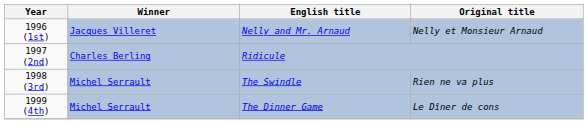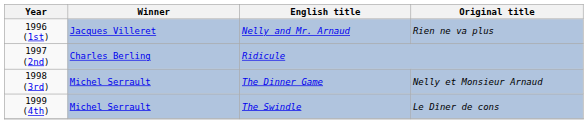(478, 31) Nelly et Monsieur Arnaud -> (453, 31) Rien ne va plus
(272, 81) The Swindle -> (283, 81) The Dinner Game
(453, 81) Rien ne va plus -> (478, 81) Nelly et Monsieur Arnaud
(283, 106) The Dinner Game -> (272, 106) The Swindle
